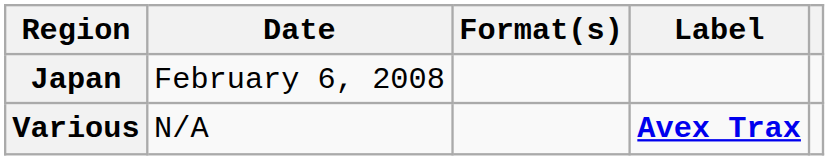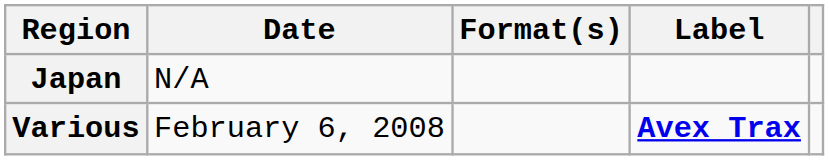(299, 79) February 6, 2008 -> (181, 79) N/A
(181, 129) N/A -> (299, 129) February 6, 2008
